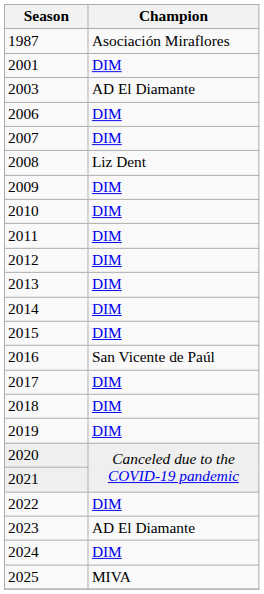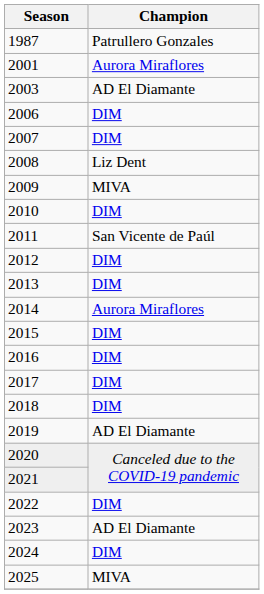(161, 41) Asociación Miraflores -> (153, 41) Patrullero Gonzales
(107, 65) DIM -> (148, 65) Aurora Miraflores
(107, 187) DIM -> (111, 187) MIVA
(107, 235) DIM -> (153, 235) San Vicente de Paúl
(107, 308) DIM -> (148, 308) Aurora Miraflores
(153, 357) San Vicente de Paúl -> (107, 357) DIM
(107, 430) DIM -> (144, 430) AD El Diamante
